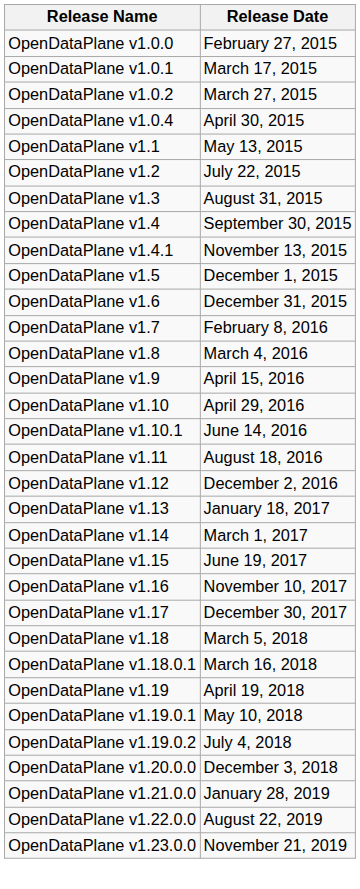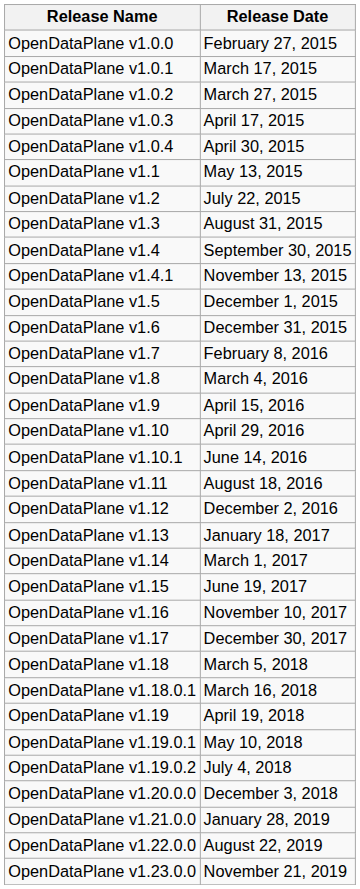+ row: (91, 120)
